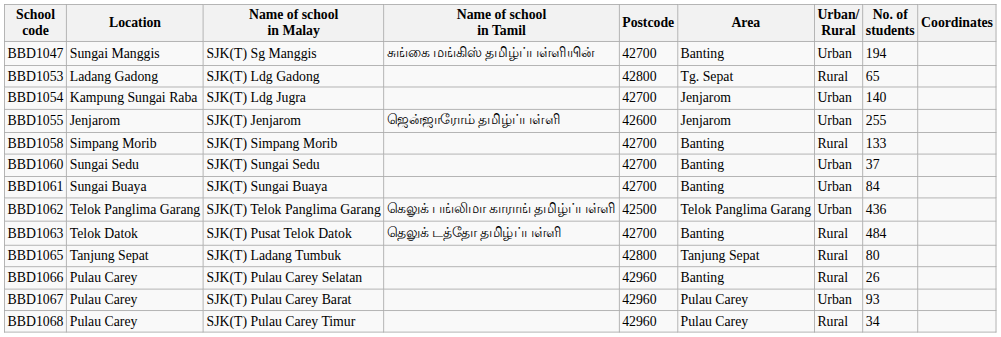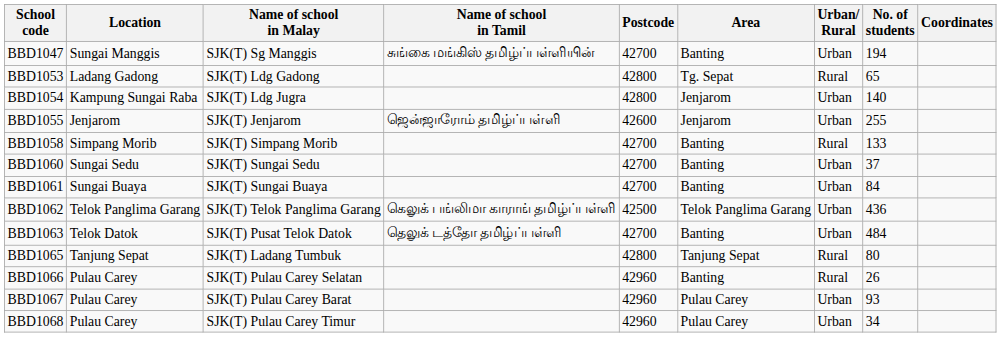(639, 98) 42700 -> (639, 98) 42800
(833, 233) Rural -> (835, 233) Urban
(833, 321) Rural -> (835, 321) Urban
